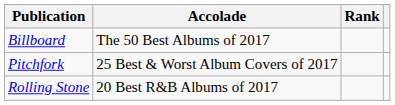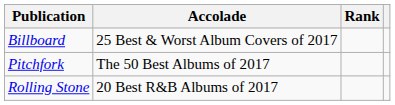(183, 40) The 50 Best Albums of 2017 -> (217, 40) 25 Best & Worst Album Covers of 2017
(217, 64) 25 Best & Worst Album Covers of 2017 -> (183, 64) The 50 Best Albums of 2017
